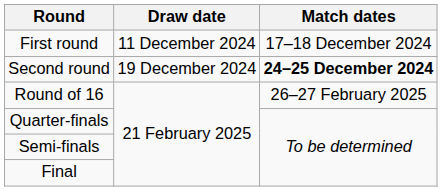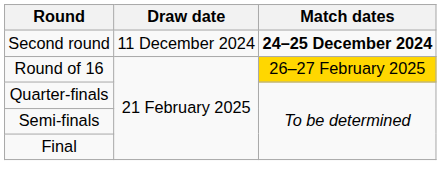- row: (59, 43)
(187, 69) 19 December 2024 -> (186, 43) 11 December 2024
(349, 95) no background -> (347, 69) gold background
